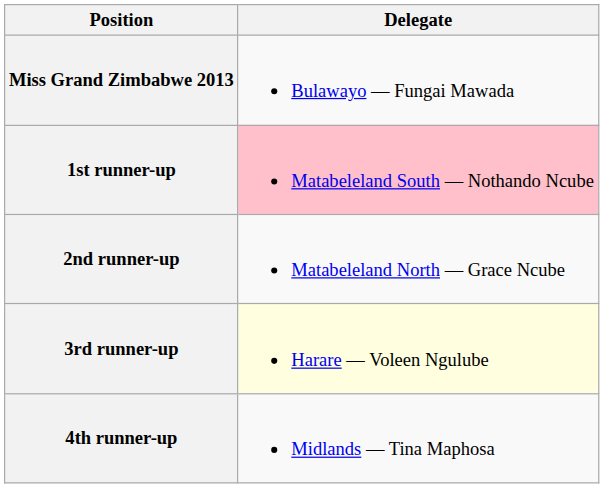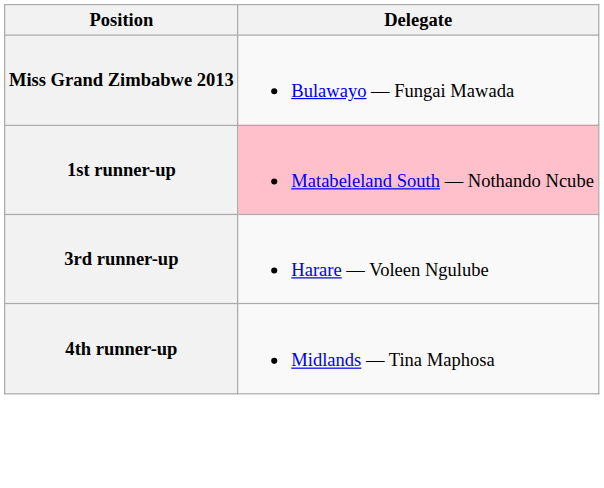- row: (121, 259)
(418, 360) lightyellow background -> (418, 270) no background
